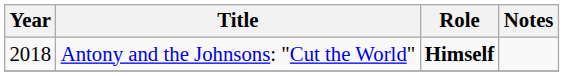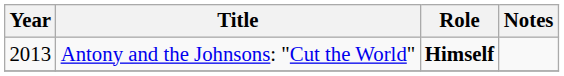(30, 53) 2018 -> (30, 53) 2013
